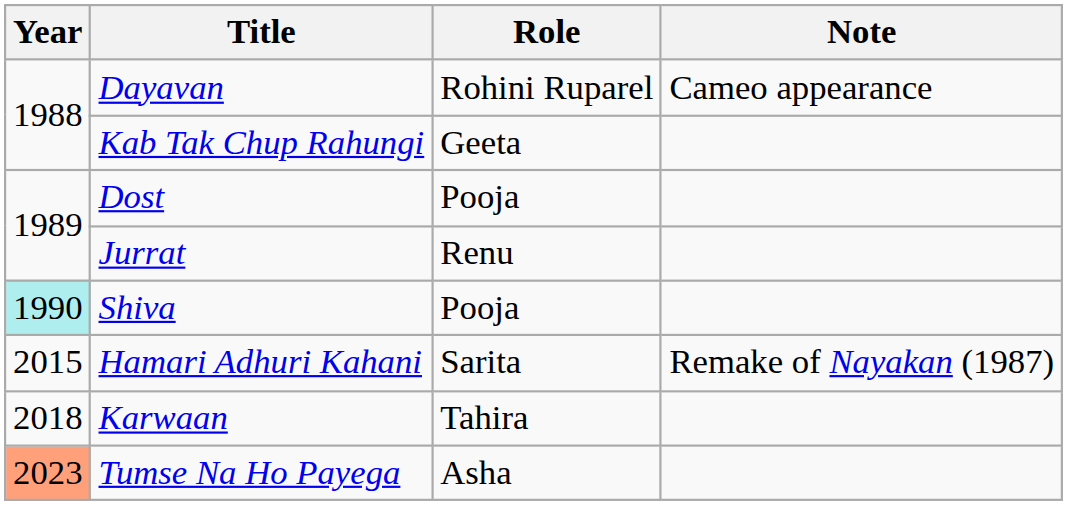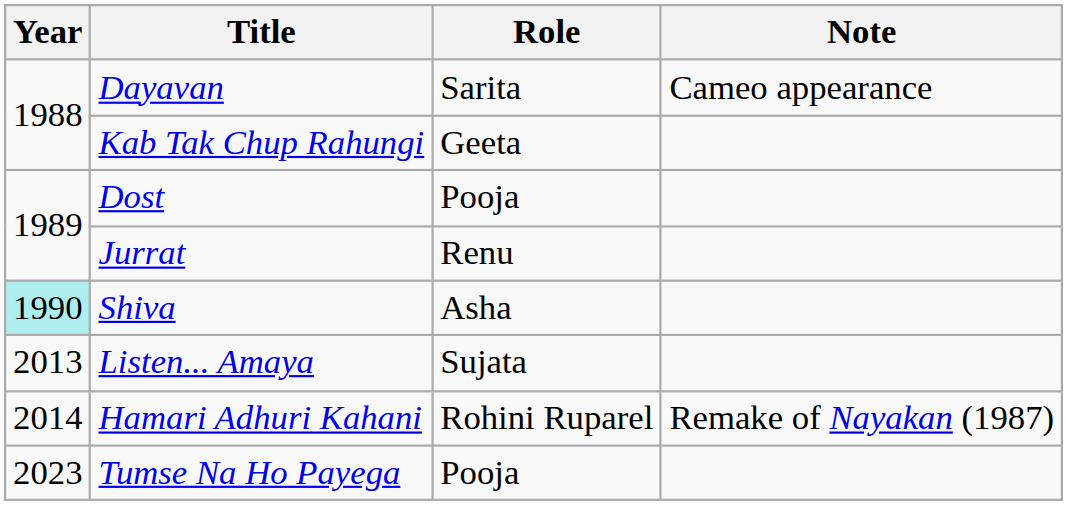(547, 87) Rohini Ruparel -> (481, 87) Sarita
(480, 307) Pooja -> (476, 307) Asha
+ row: (206, 362)
(48, 362) 2015 -> (48, 417) 2014
(481, 362) Sarita -> (547, 417) Rohini Ruparel
- row: (163, 417)
(48, 472) lightsalmon background -> (48, 472) no background
(476, 472) Asha -> (480, 472) Pooja
